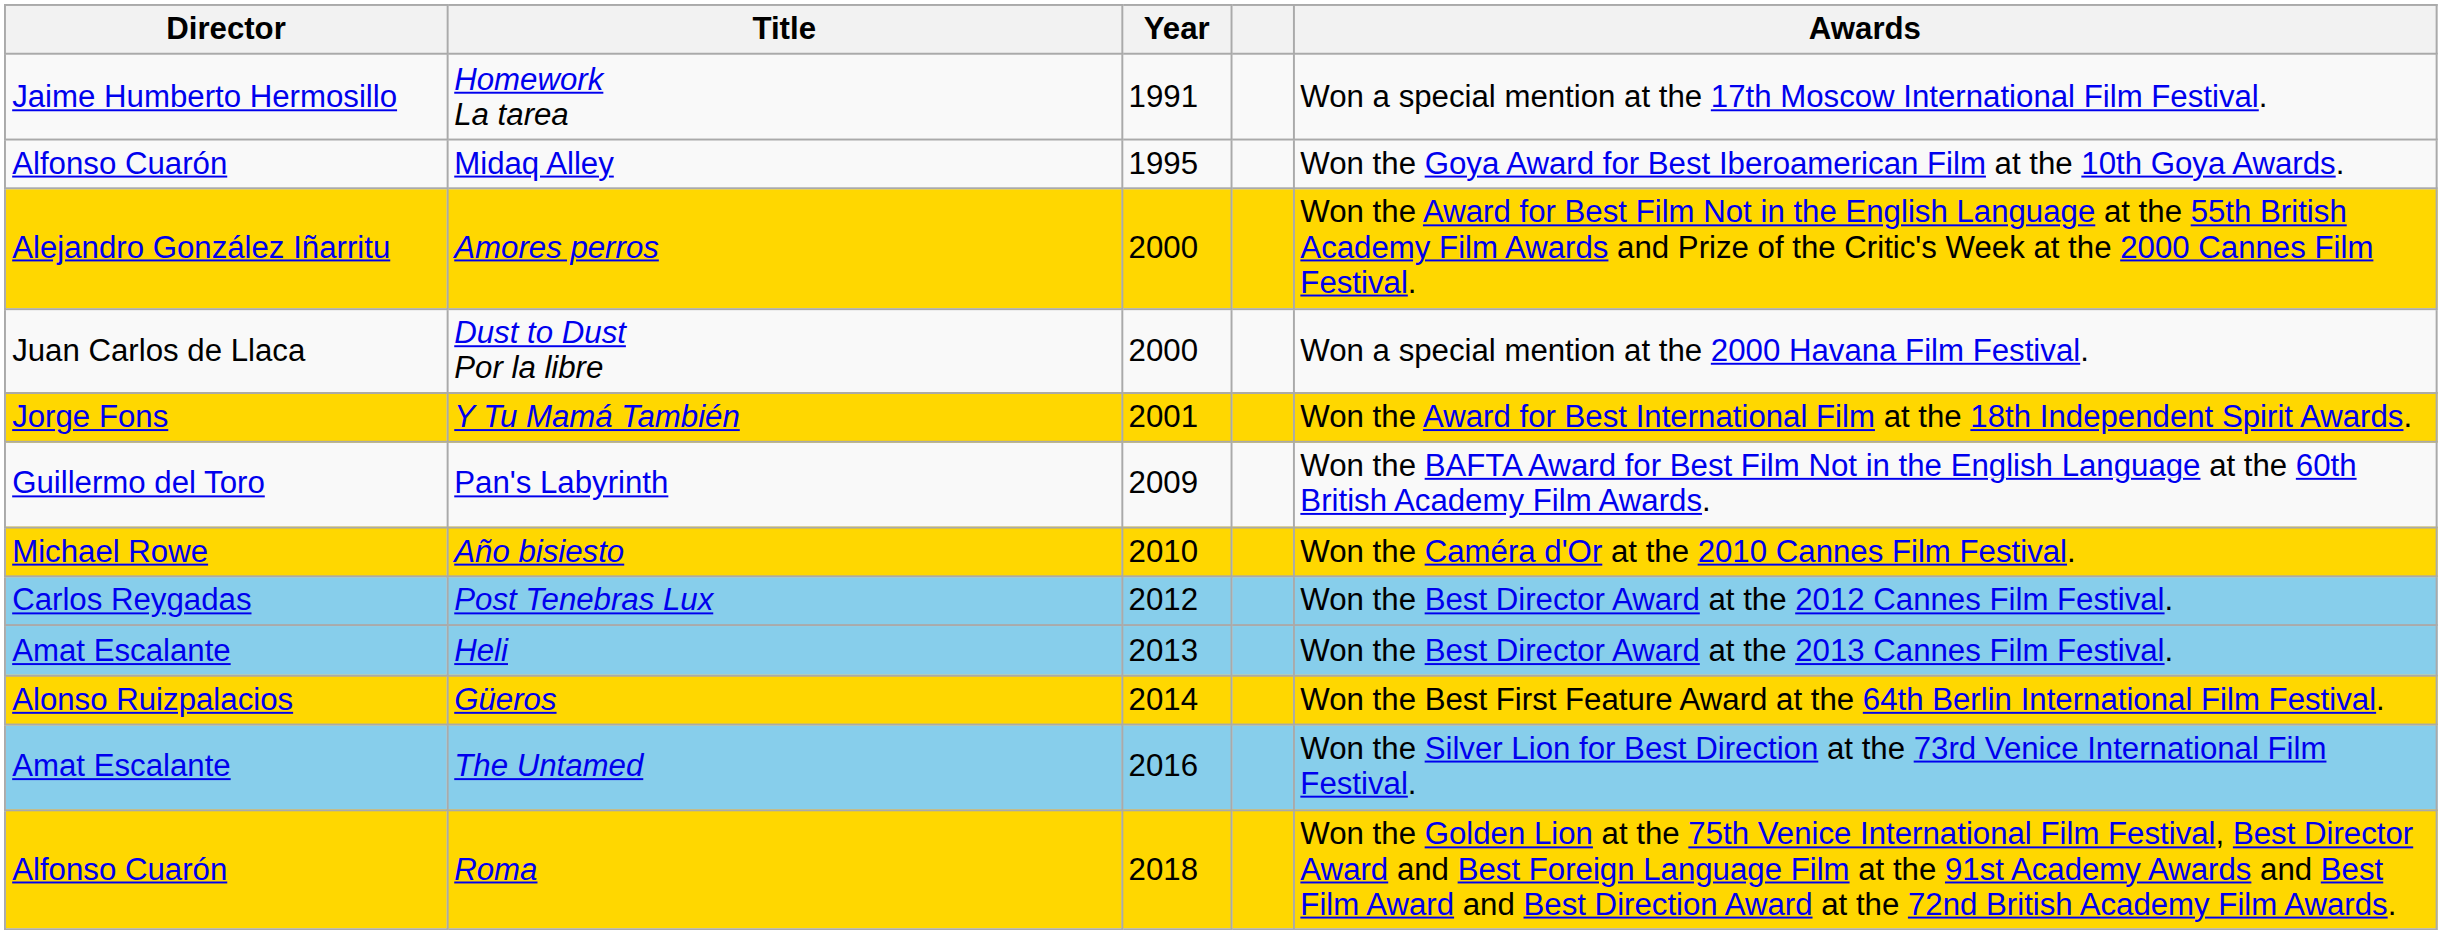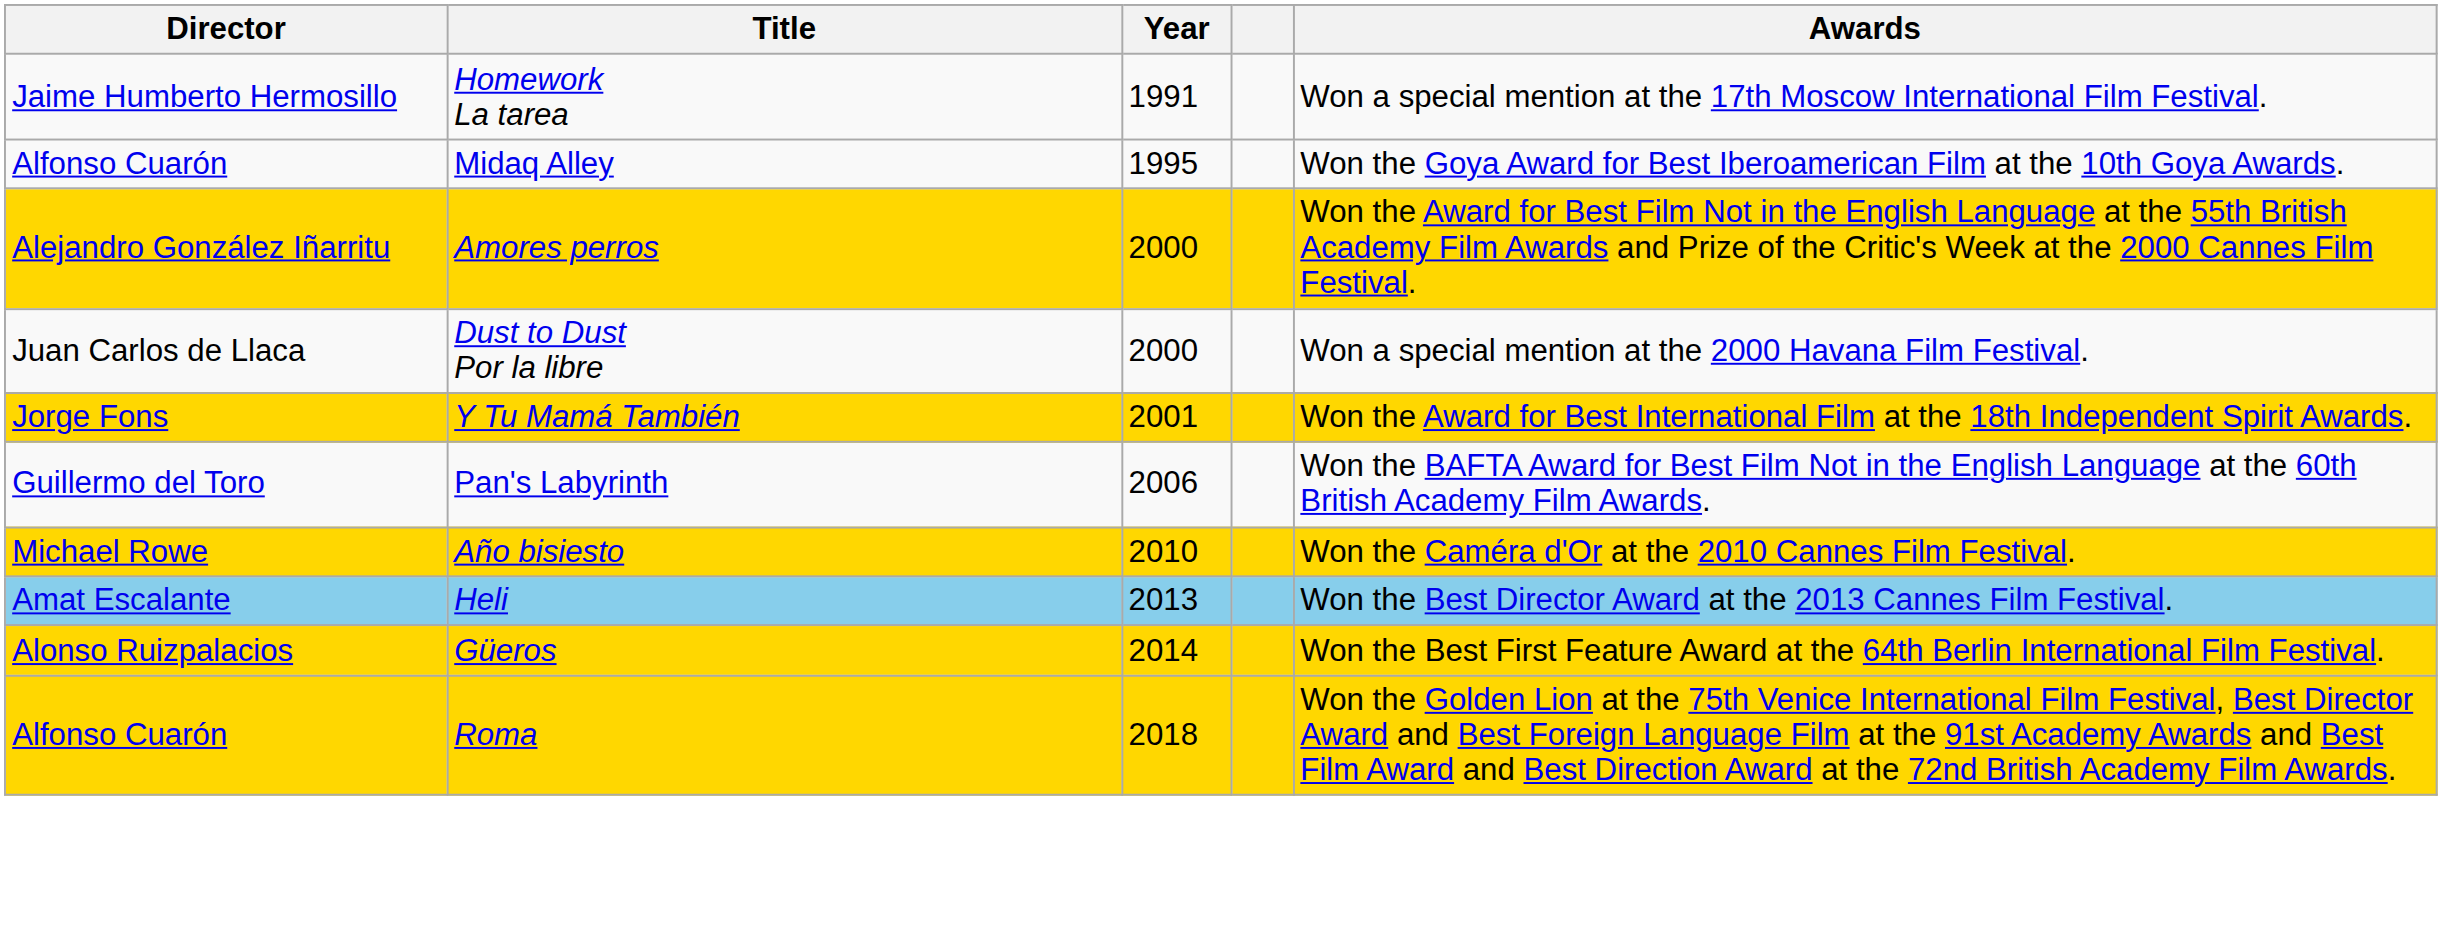(1163, 484) 2009 -> (1163, 484) 2006
- row: (584, 600)
- row: (549, 766)
